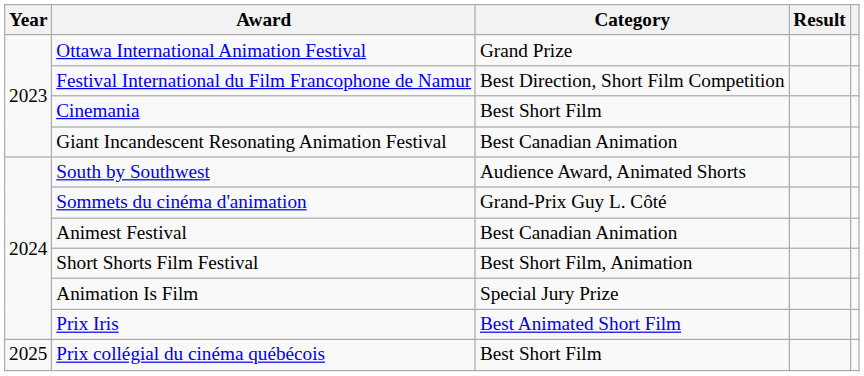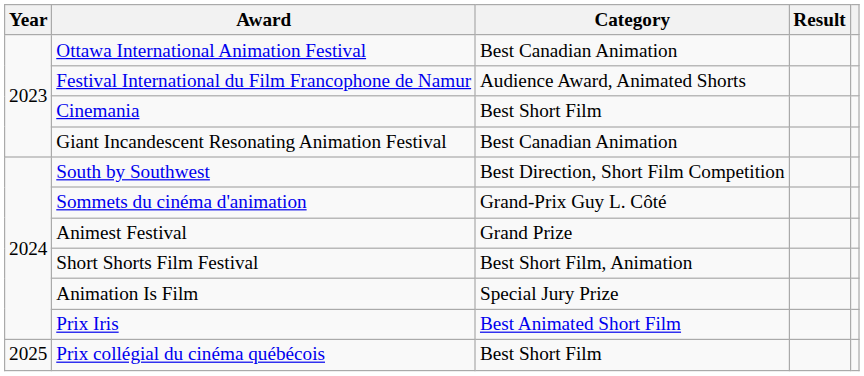(526, 50) Grand Prize -> (579, 50) Best Canadian Animation
(632, 80) Best Direction, Short Film Competition -> (613, 80) Audience Award, Animated Shorts
(613, 171) Audience Award, Animated Shorts -> (632, 171) Best Direction, Short Film Competition
(579, 232) Best Canadian Animation -> (526, 232) Grand Prize
